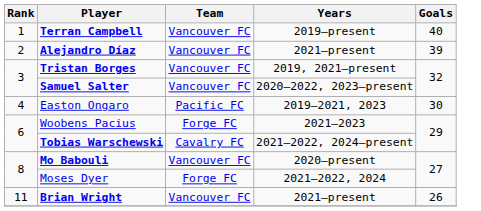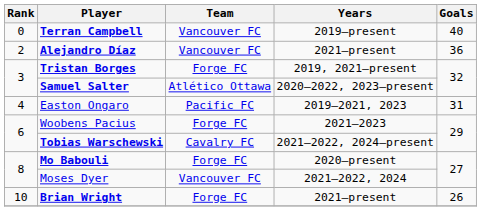(21, 32) 1 -> (21, 32) 0
(436, 51) 39 -> (456, 51) 36
(210, 69) Vancouver FC -> (220, 69) Forge FC
(210, 87) Vancouver FC -> (220, 87) Atlético Ottawa
(436, 106) 30 -> (456, 106) 31
(210, 161) Vancouver FC -> (220, 161) Forge FC
(210, 179) Forge FC -> (220, 179) Vancouver FC
(21, 197) 11 -> (21, 197) 10
(210, 197) Vancouver FC -> (220, 197) Forge FC
